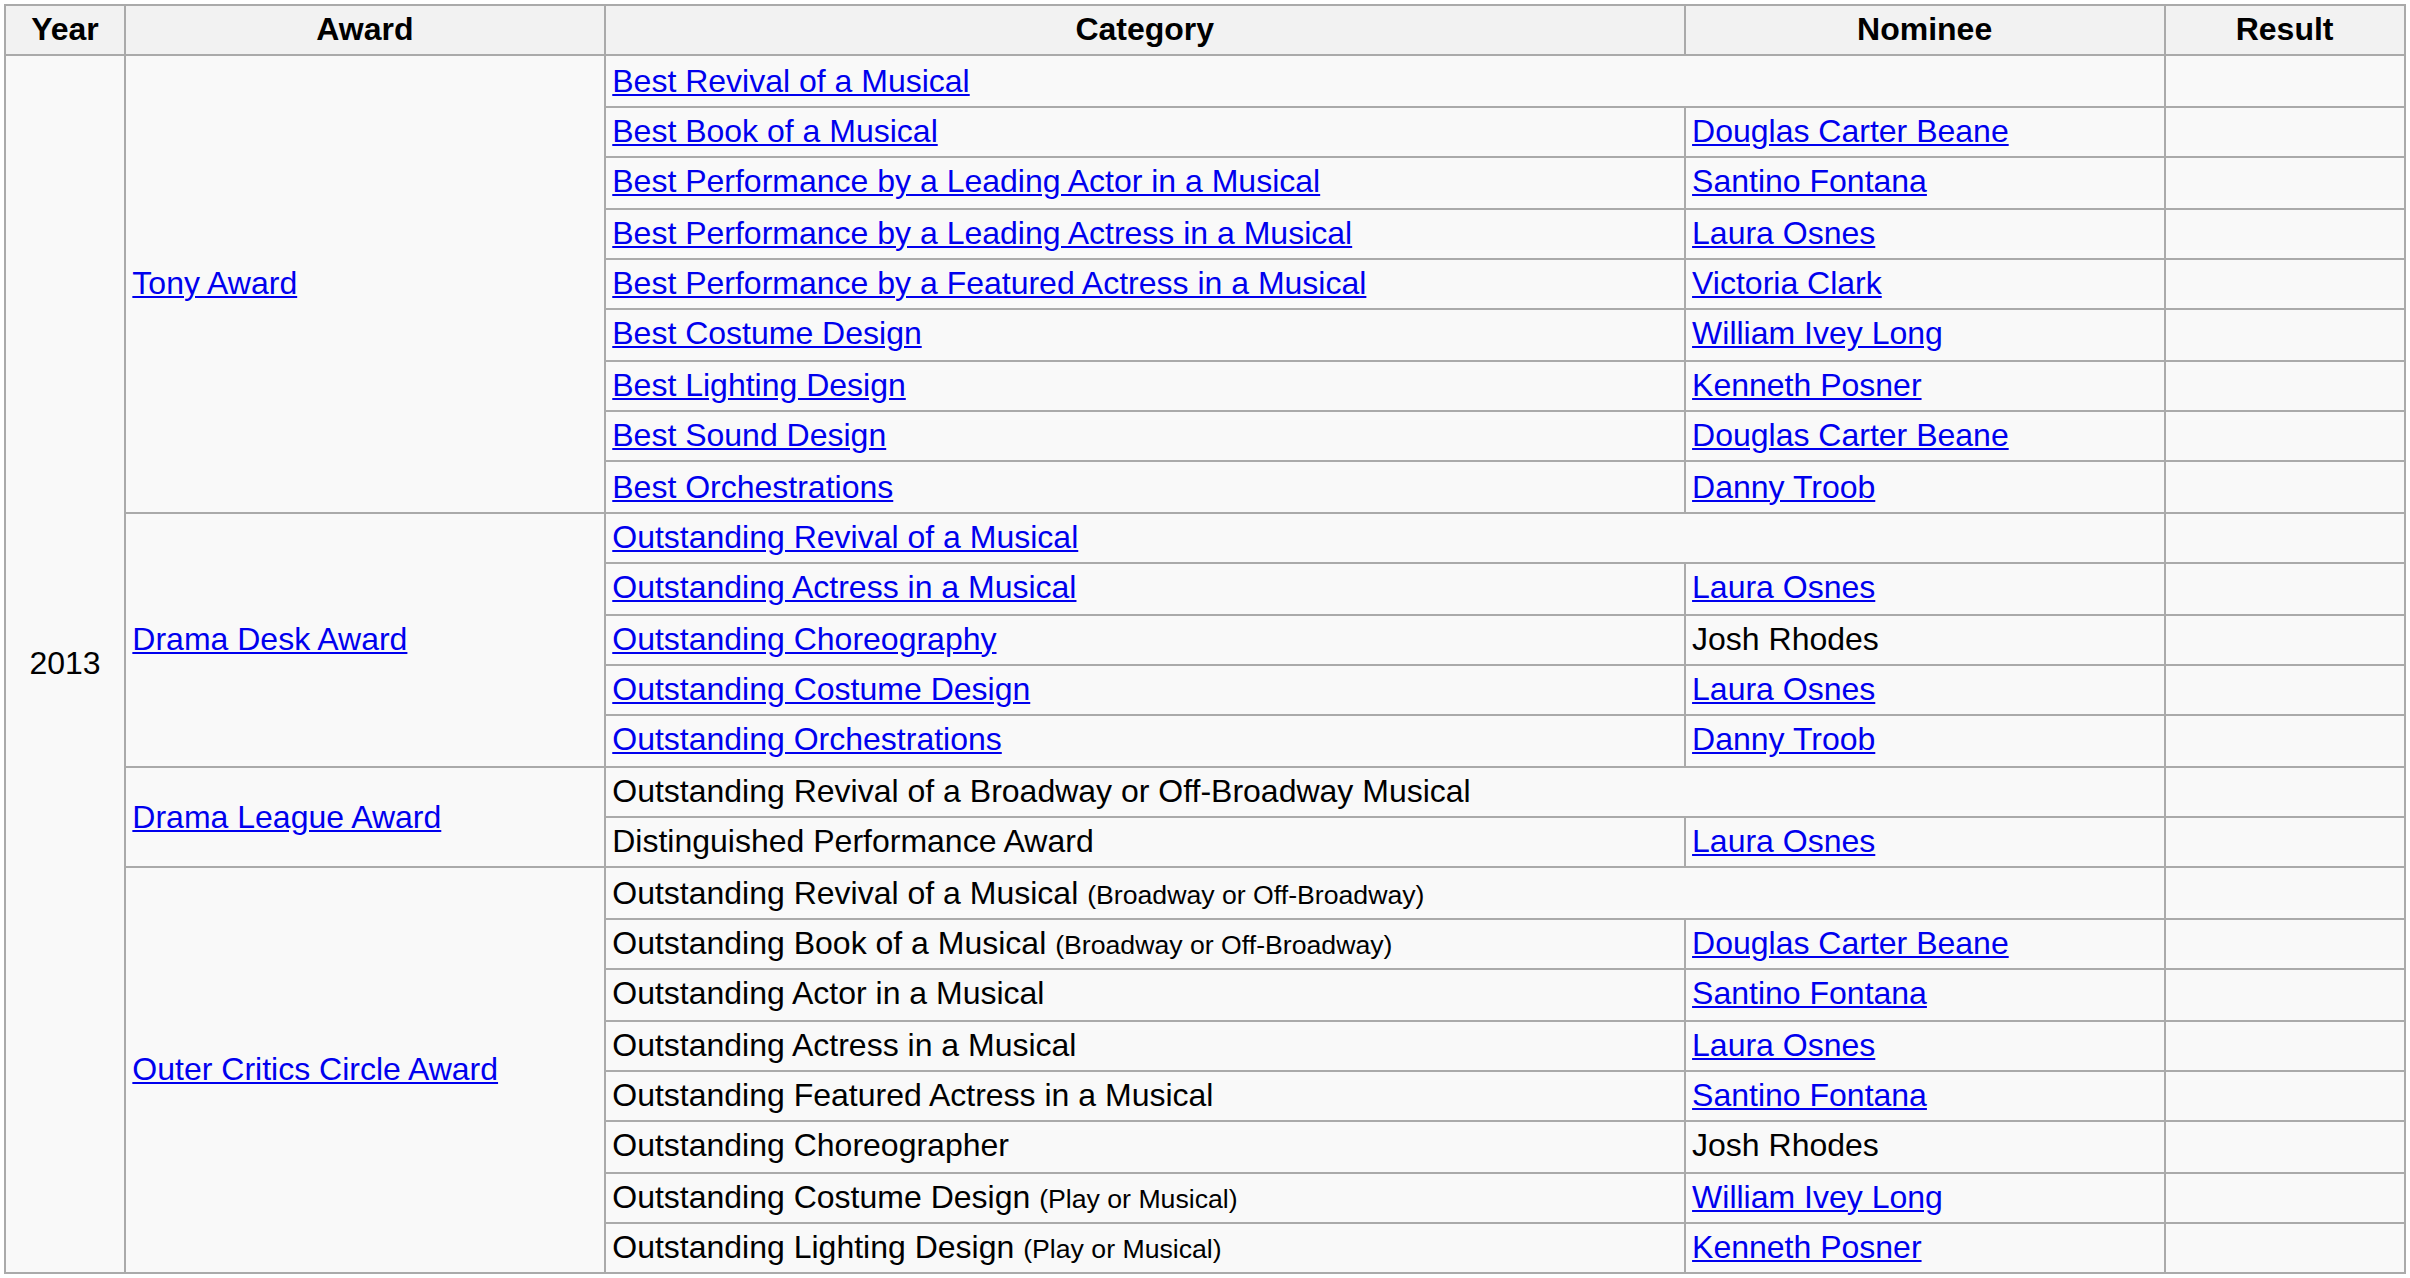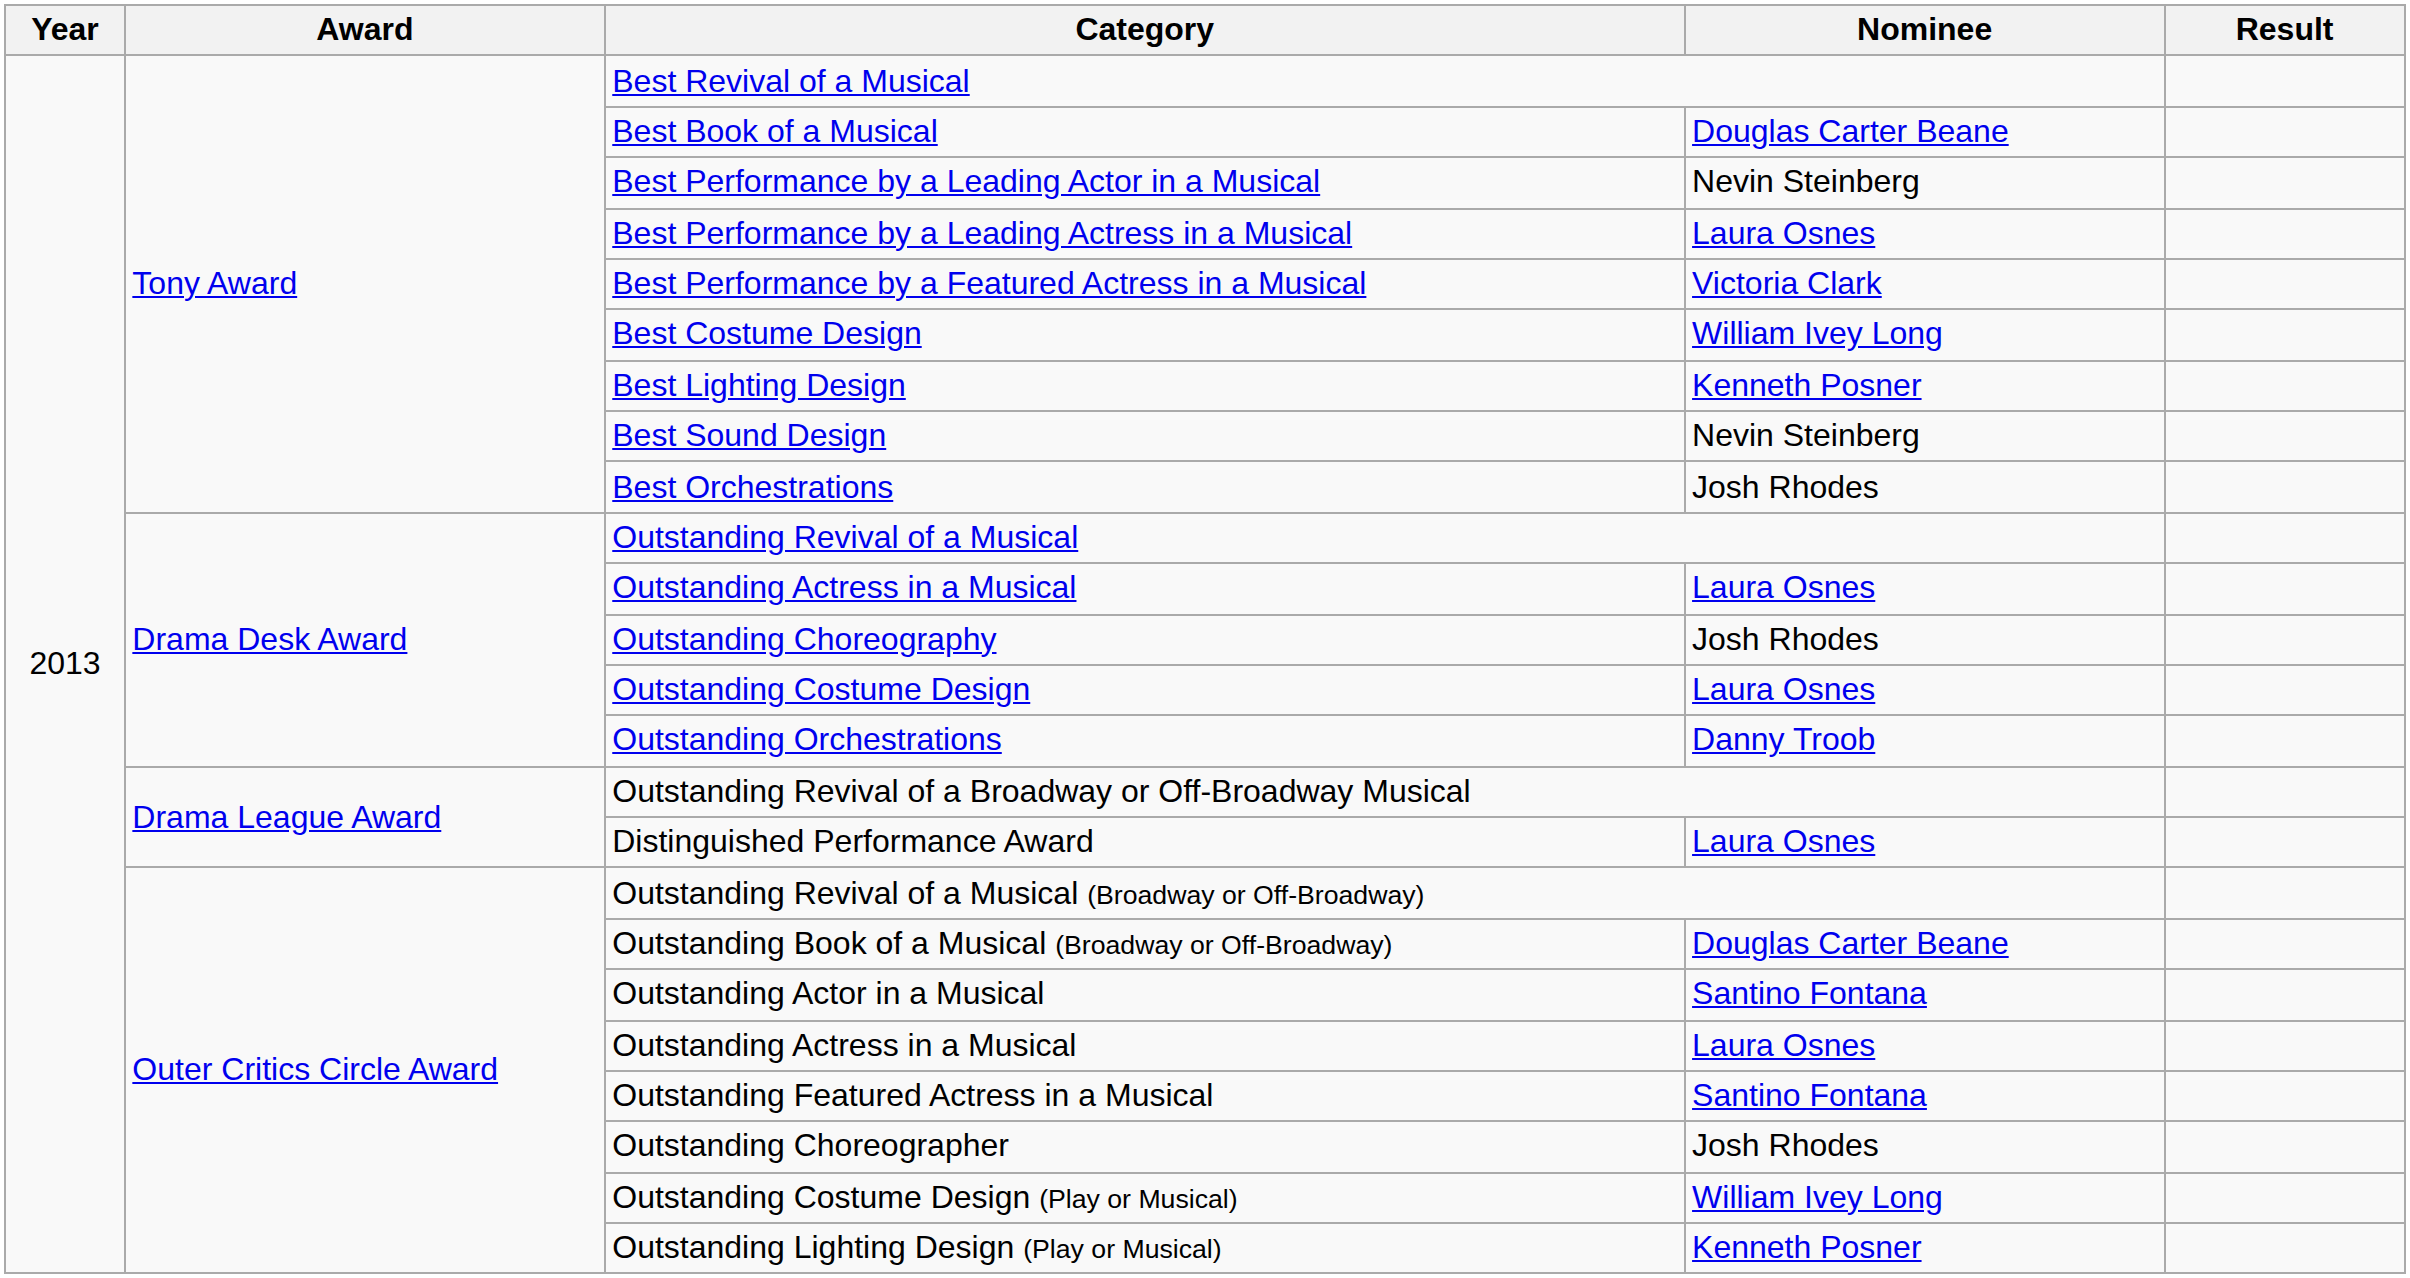(1809, 182) Santino Fontana -> (1806, 182) Nevin Steinberg
(1850, 435) Douglas Carter Beane -> (1806, 435) Nevin Steinberg
(1784, 486) Danny Troob -> (1785, 486) Josh Rhodes
